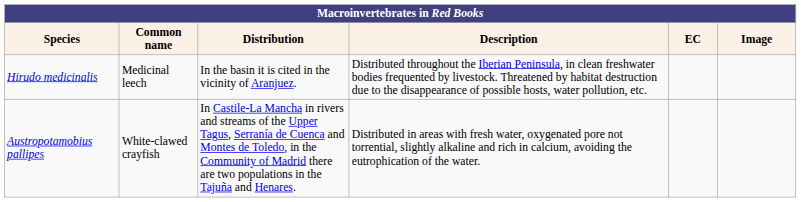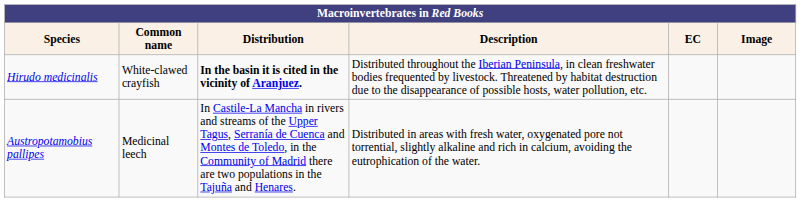(146, 77) Medicinal leech -> (155, 77) White-clawed crayfish
(265, 77) normal -> (269, 77) bold
(155, 148) White-clawed crayfish -> (146, 148) Medicinal leech
